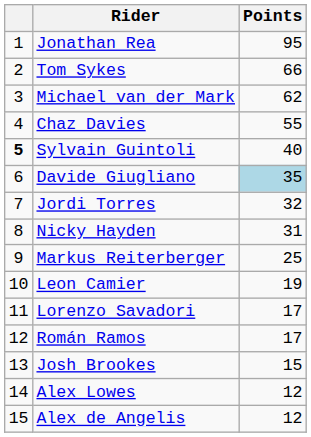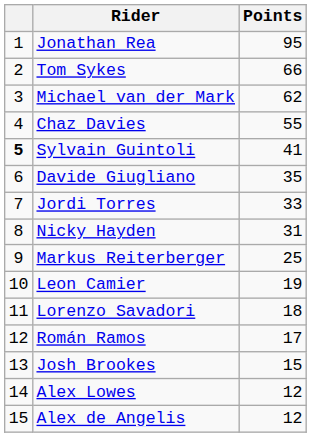(293, 152) 40 -> (293, 152) 41
(293, 179) lightblue background -> (293, 179) no background
(293, 205) 32 -> (293, 205) 33
(293, 312) 17 -> (293, 312) 18
